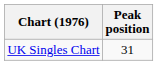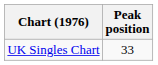(127, 49) 31 -> (127, 49) 33
